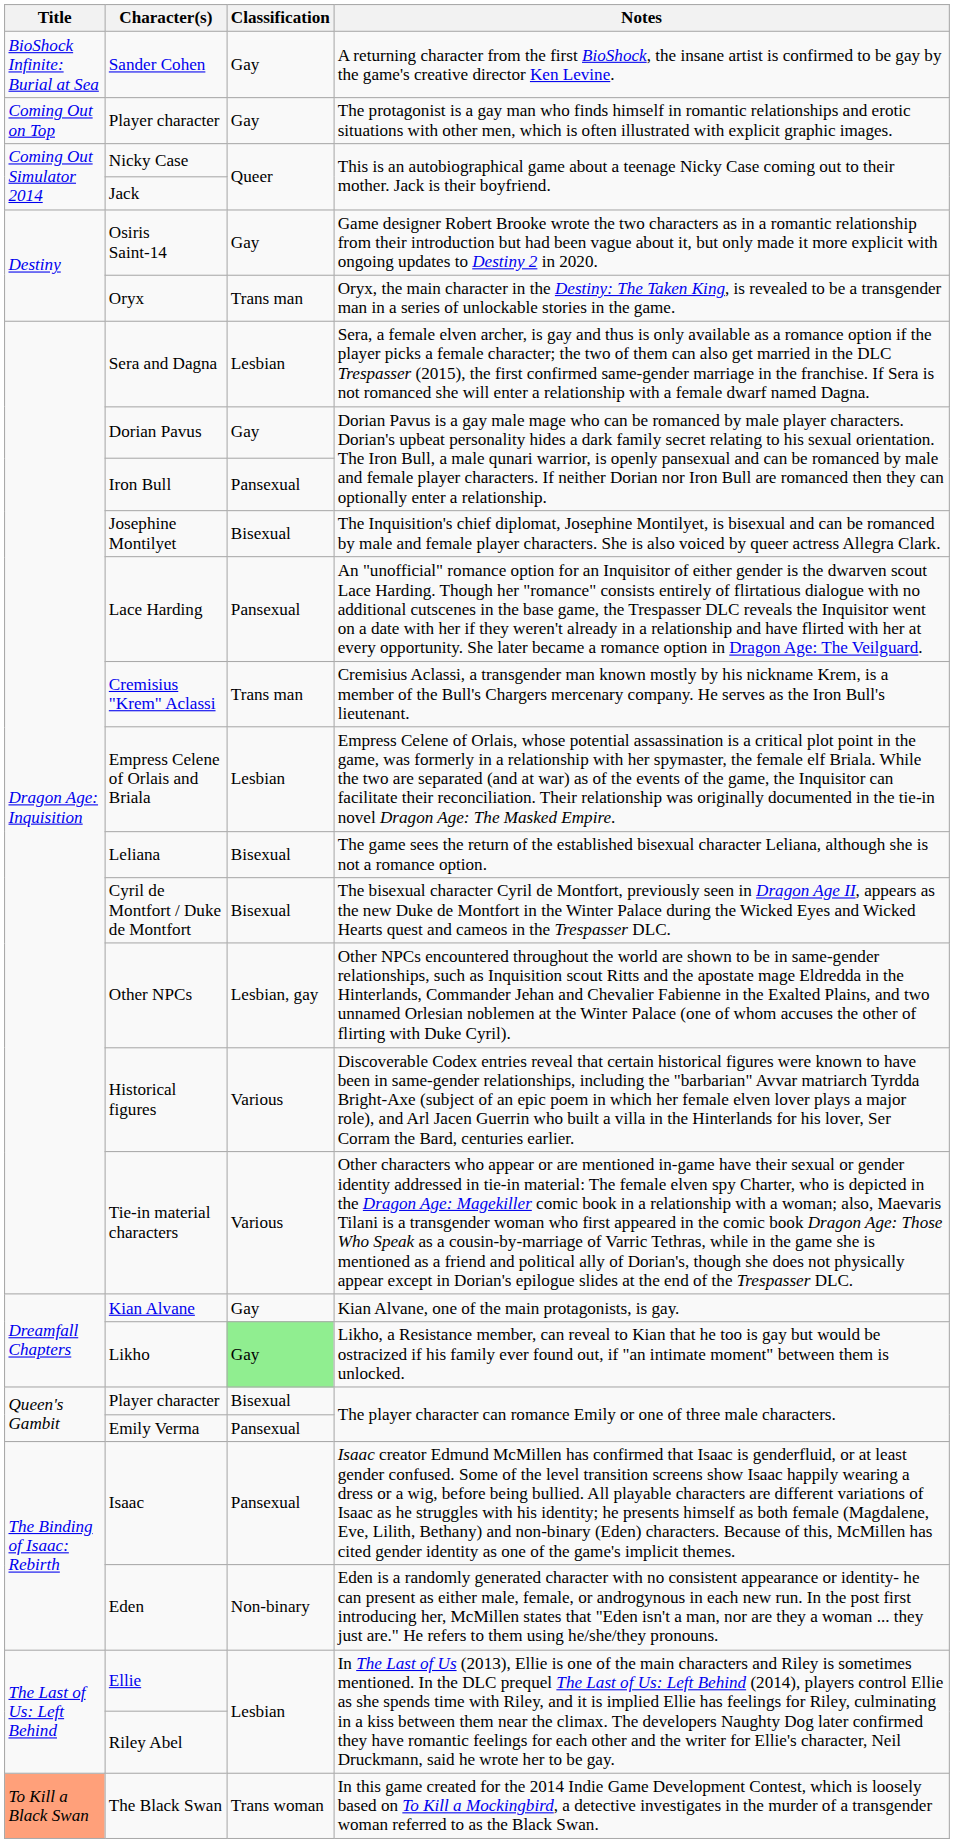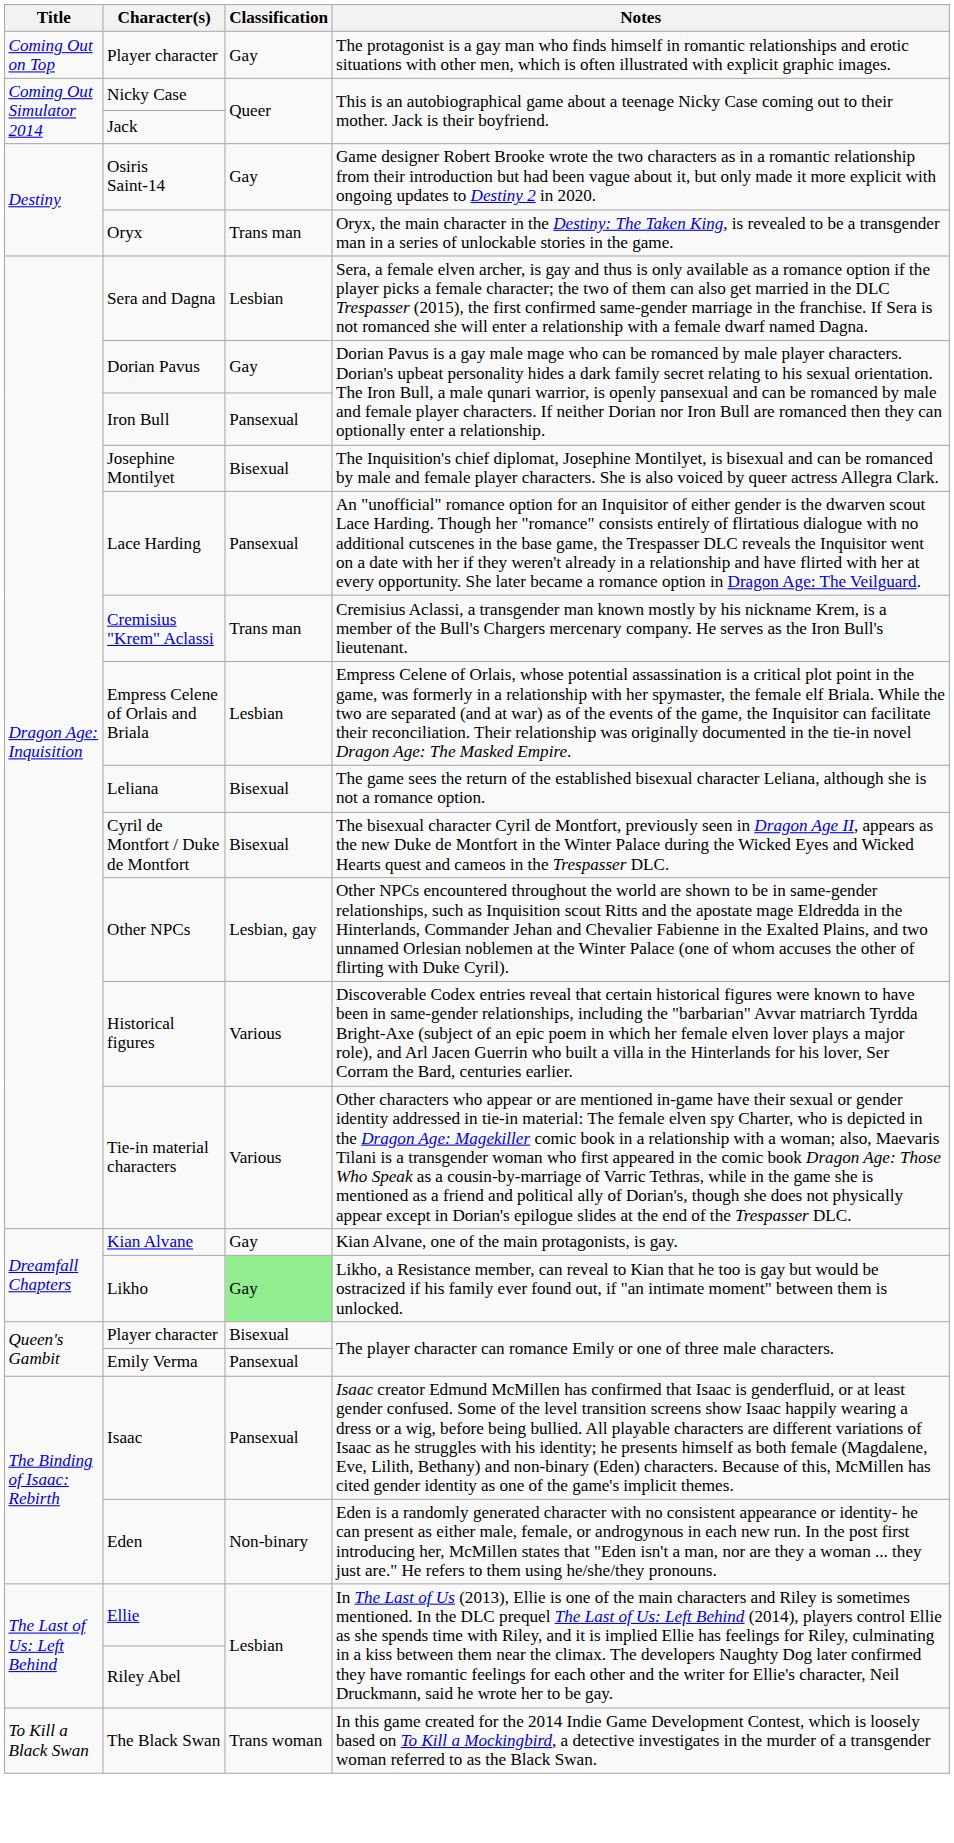- row: (157, 64)
(49, 1806) lightsalmon background -> (49, 1740) no background
